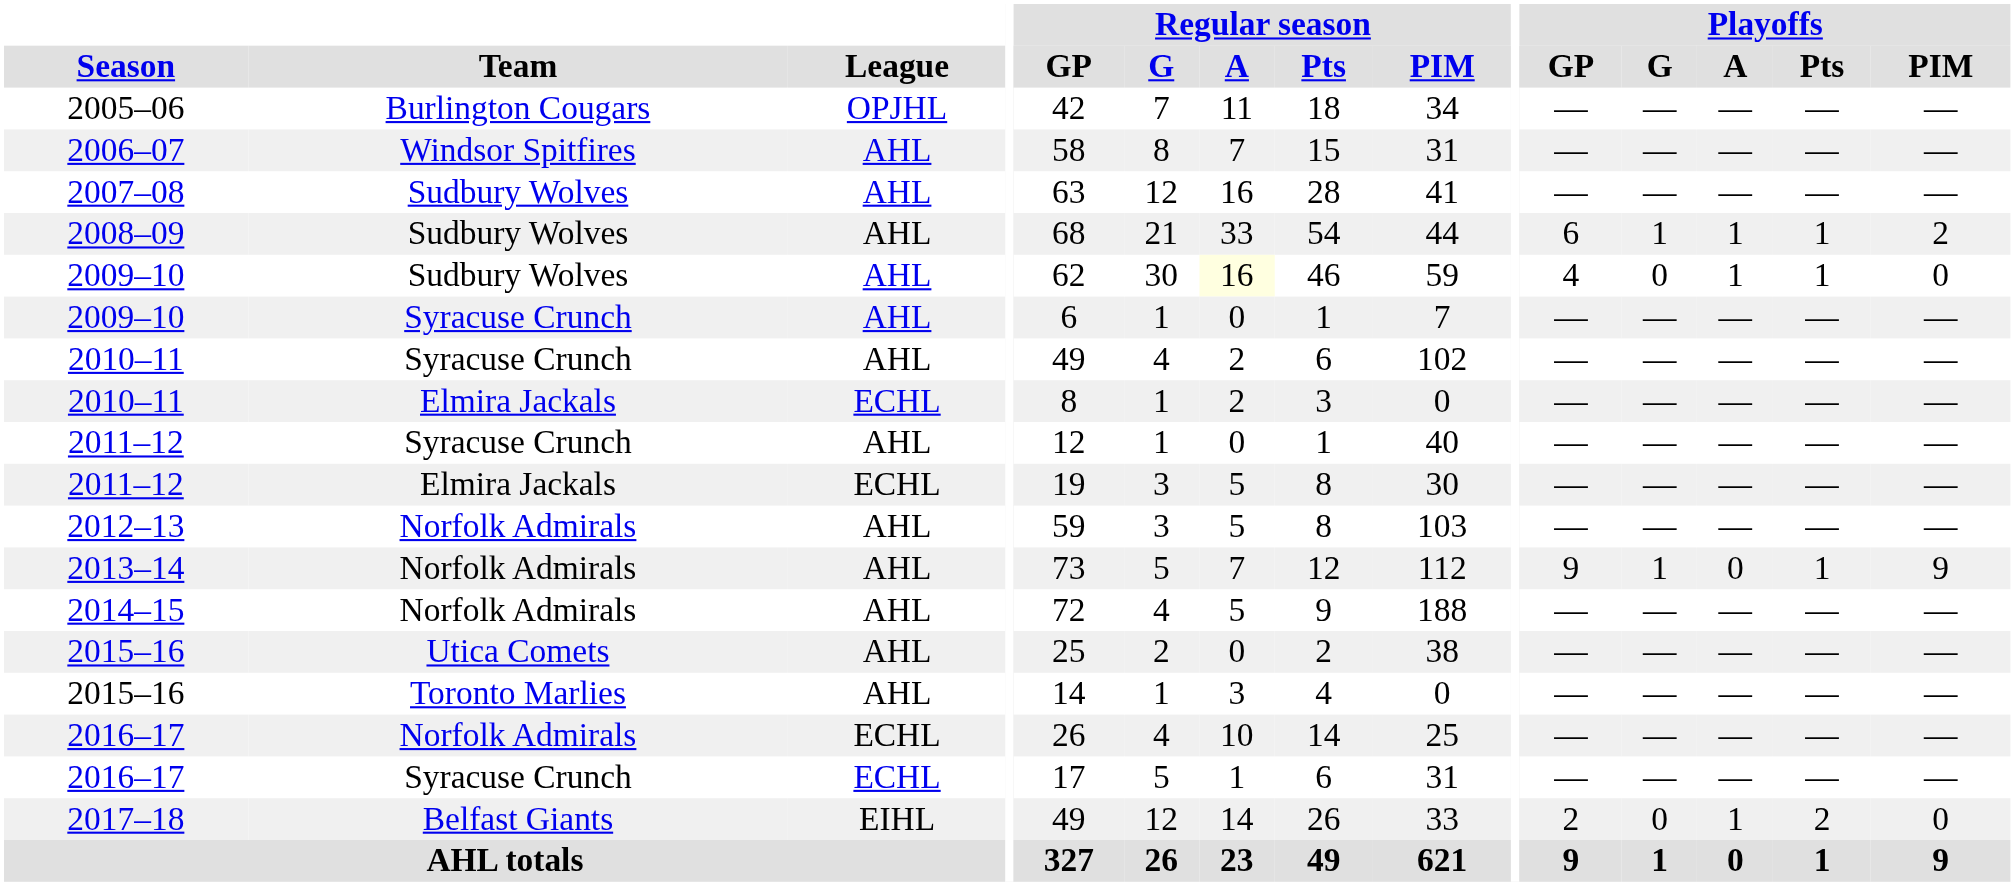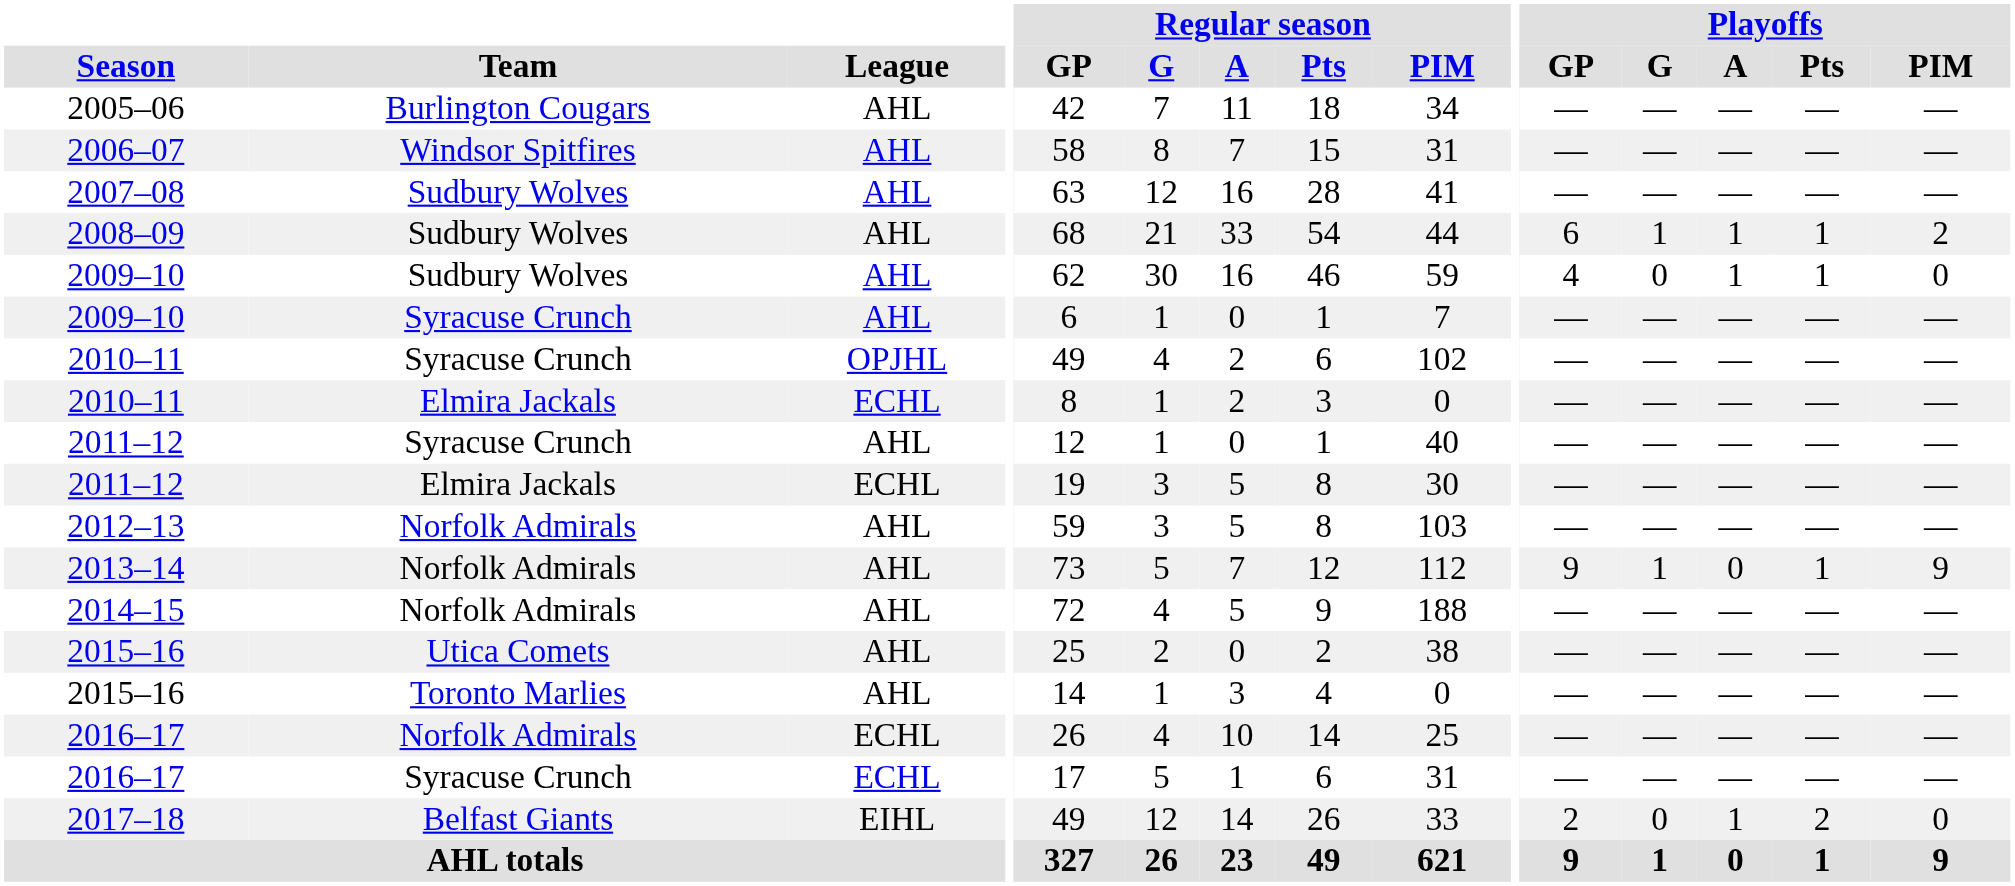(897, 107) OPJHL -> (897, 107) AHL
(1237, 275) lightyellow background -> (1237, 275) no background
(897, 358) AHL -> (897, 358) OPJHL
